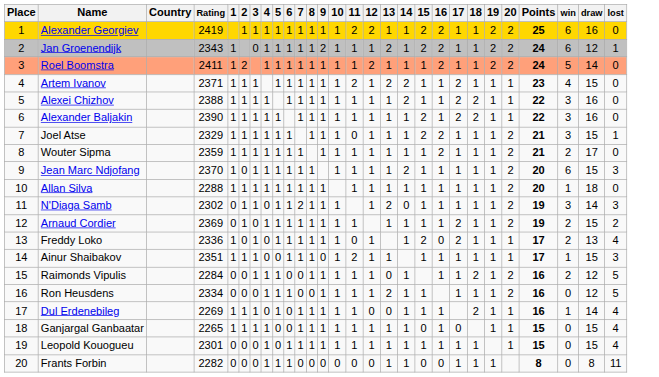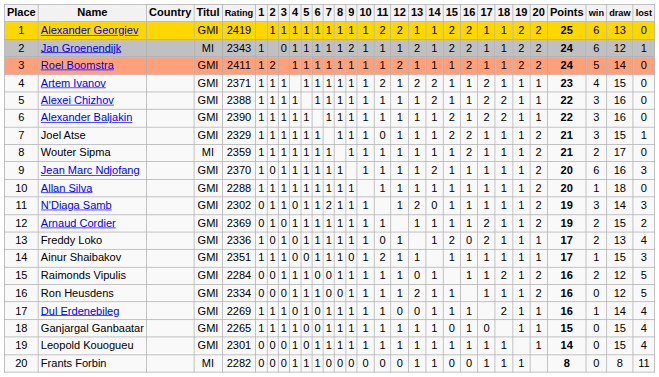+ column: (208, 13)
(592, 30) 16 -> (620, 30) 13
(592, 170) 15 -> (620, 170) 16
(539, 345) 15 -> (567, 345) 14
